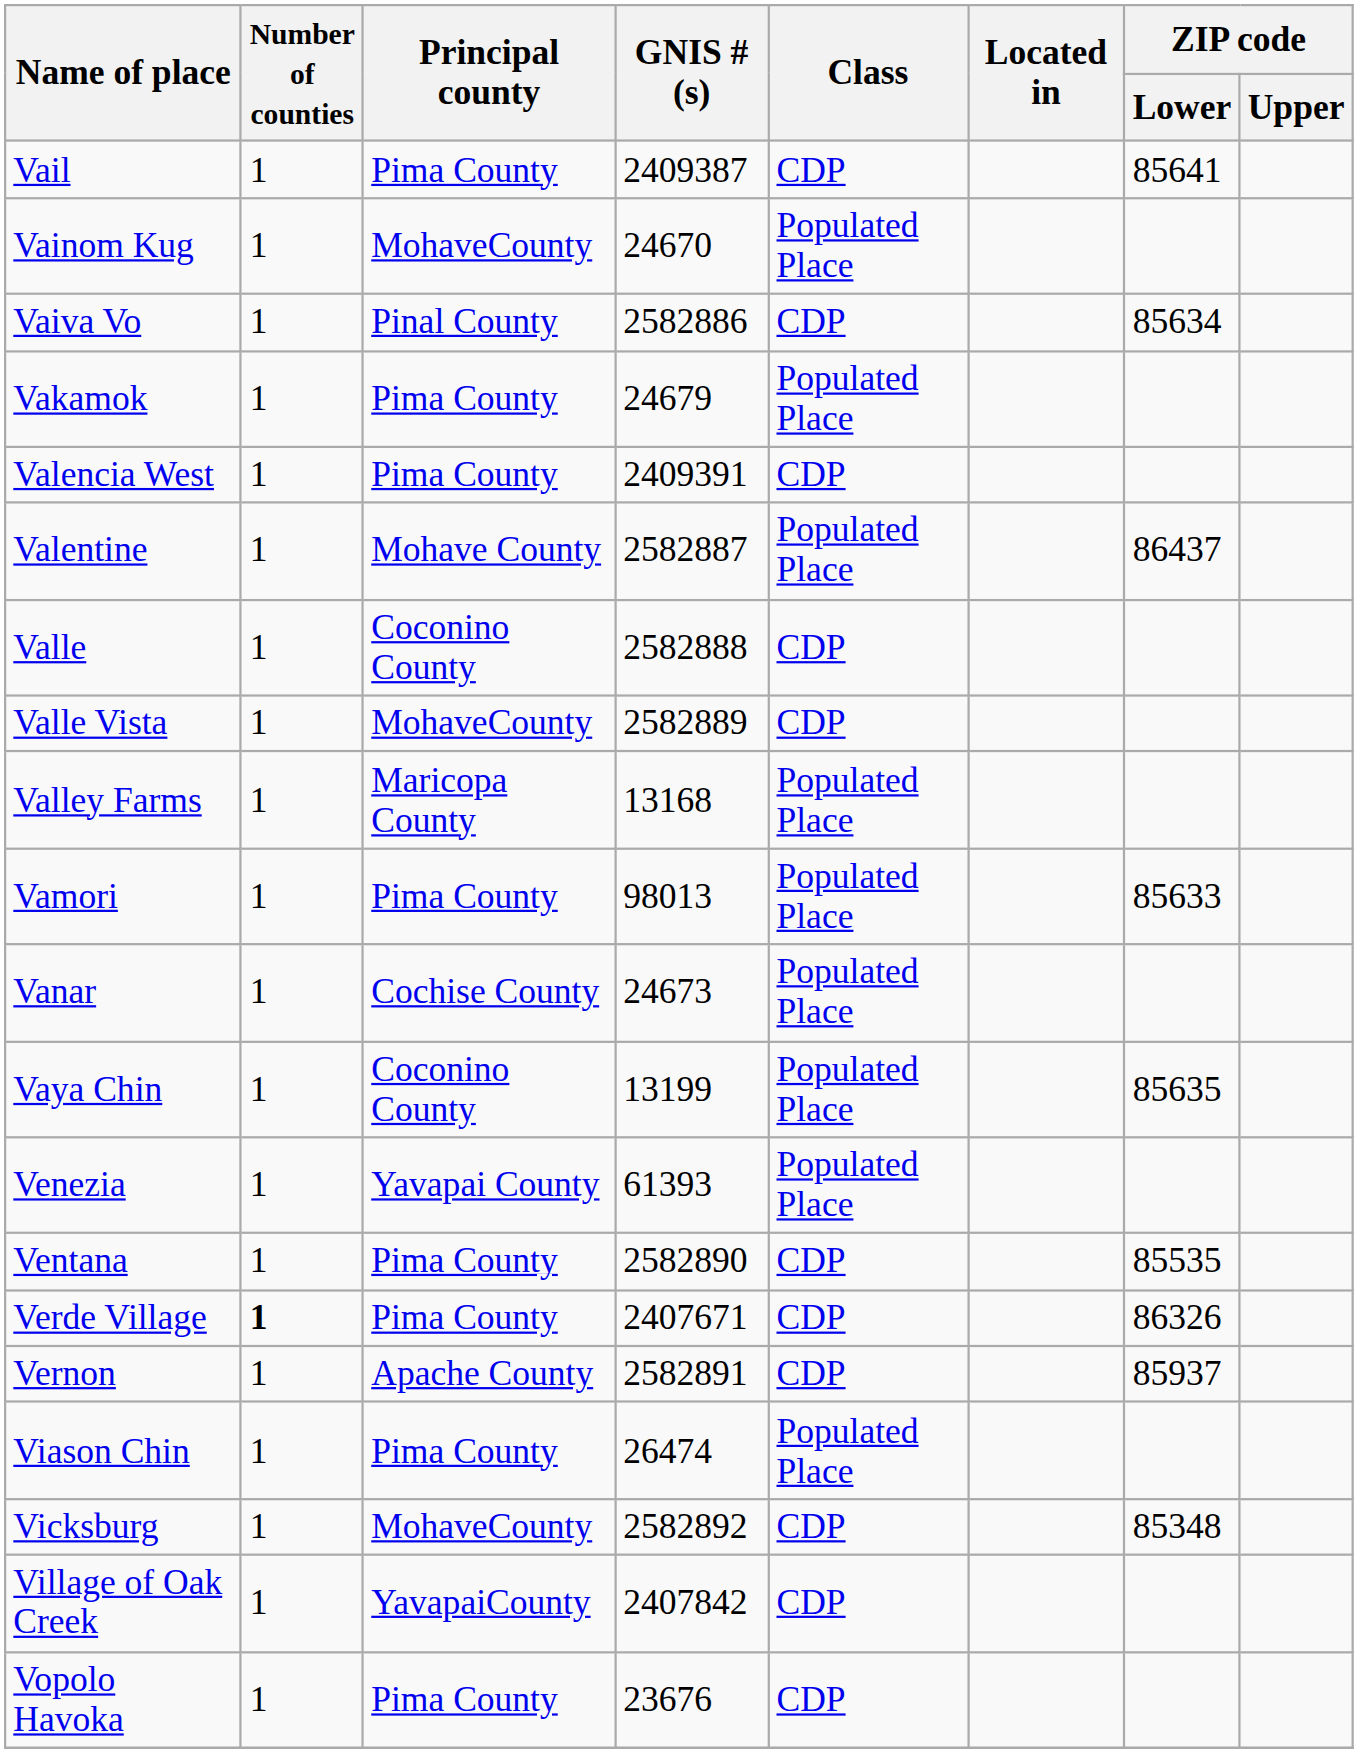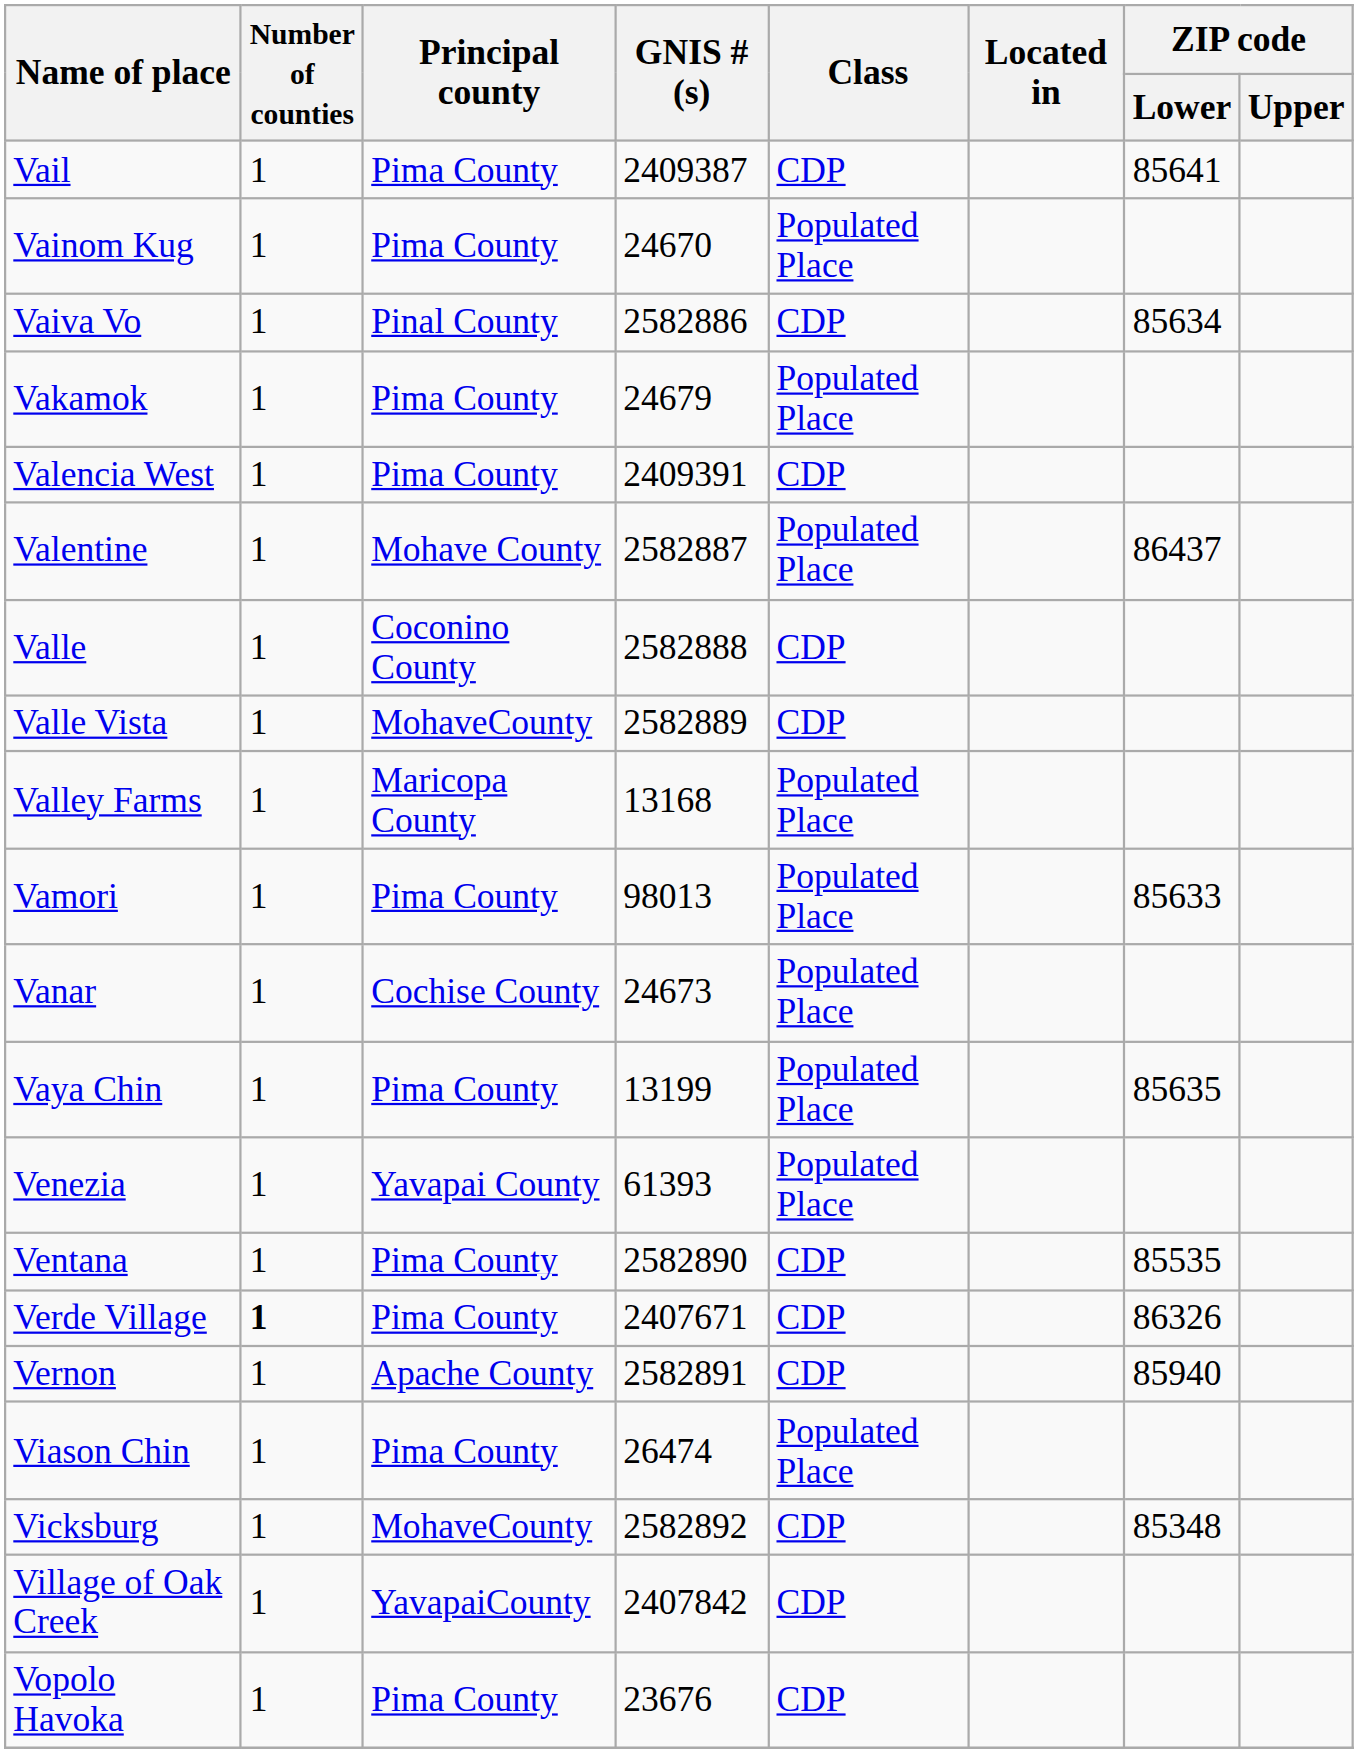(482, 245) MohaveCounty -> (464, 245) Pima County
(440, 1088) Coconino County -> (464, 1088) Pima County
(1177, 1373) 85937 -> (1177, 1373) 85940
